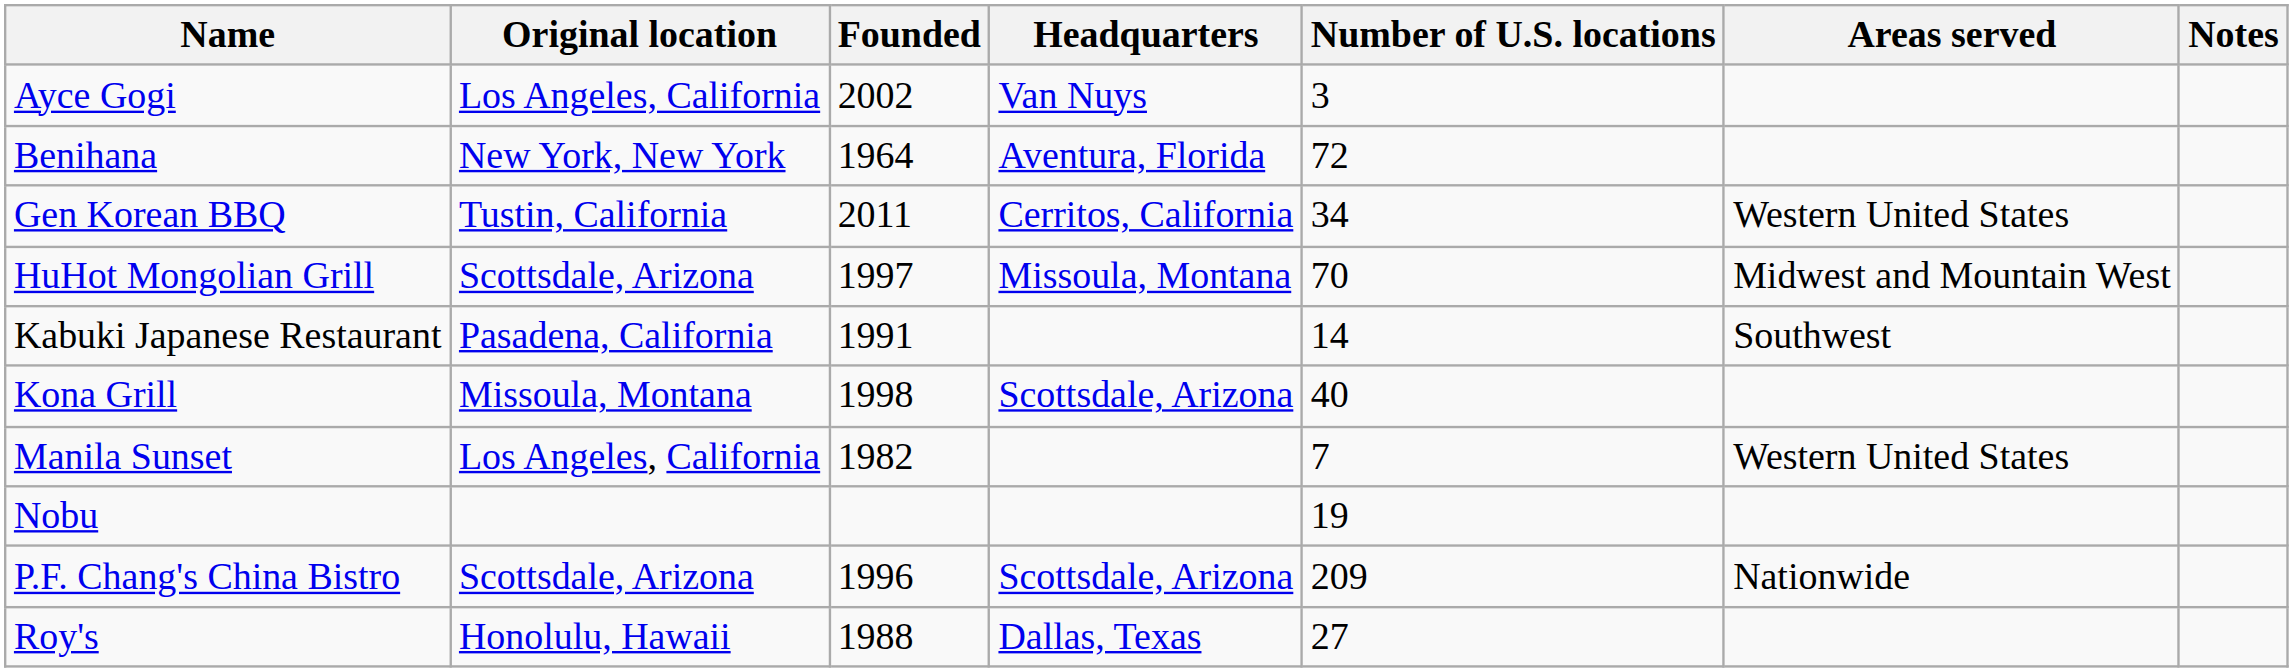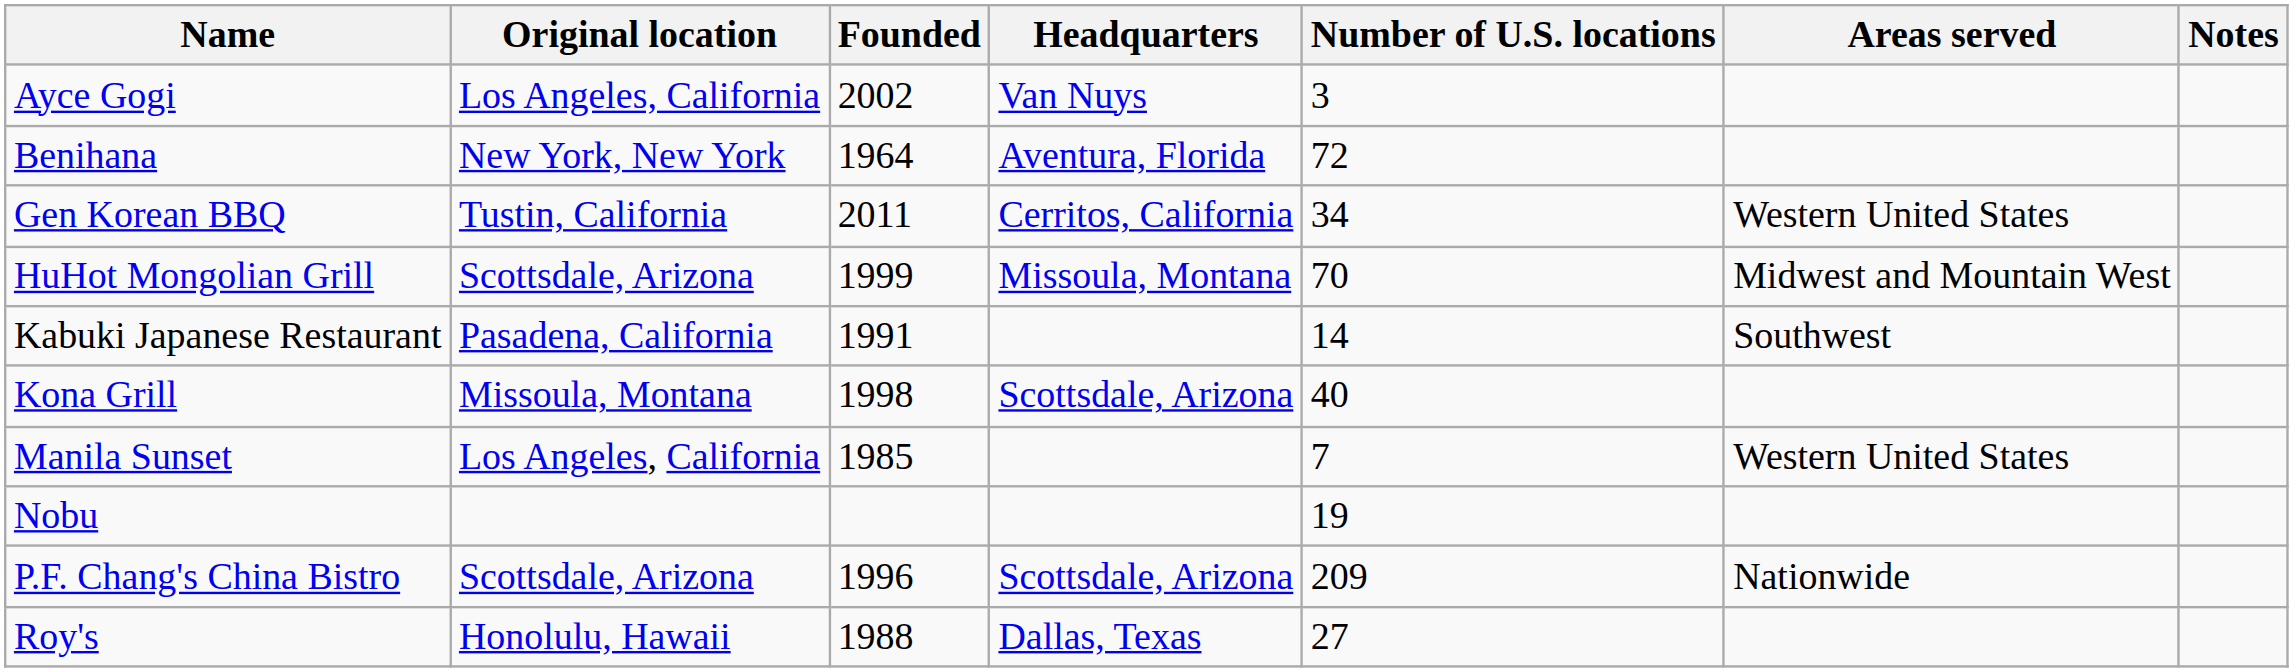(876, 275) 1997 -> (876, 275) 1999
(876, 455) 1982 -> (876, 455) 1985
